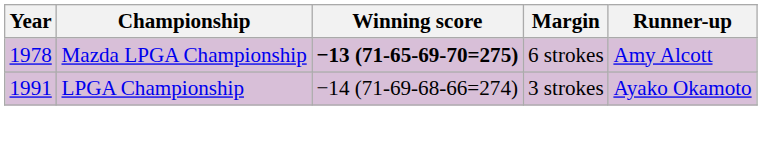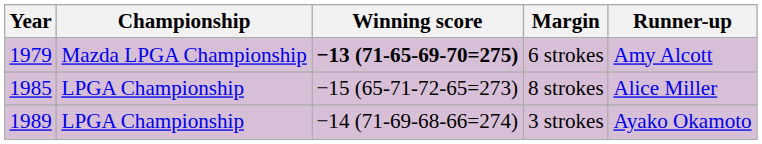(31, 54) 1978 -> (31, 54) 1979
+ row: (566, 88)
(31, 88) 1991 -> (31, 121) 1989
